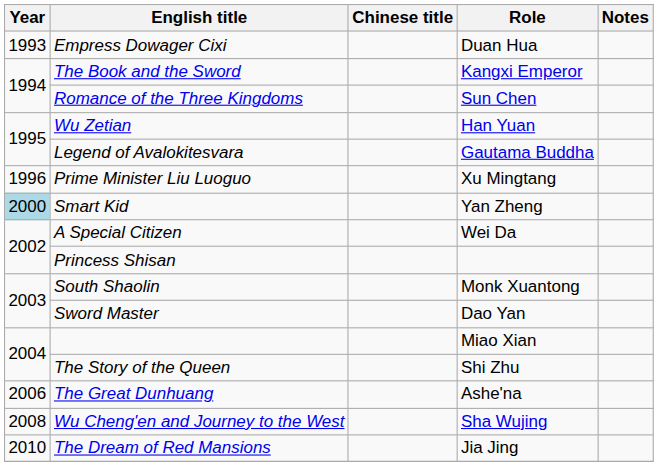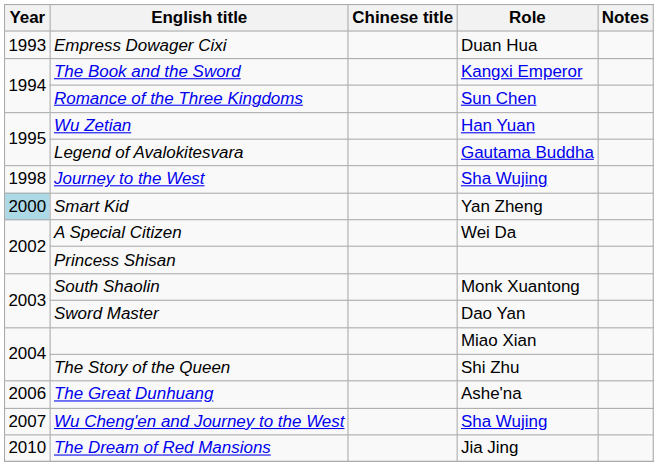- row: (152, 179)
+ row: (129, 179)
(27, 421) 2008 -> (27, 421) 2007
